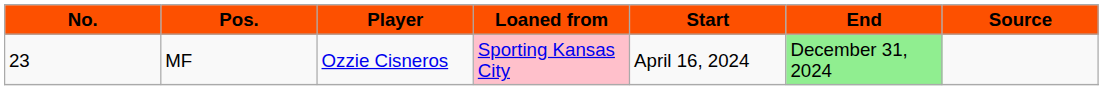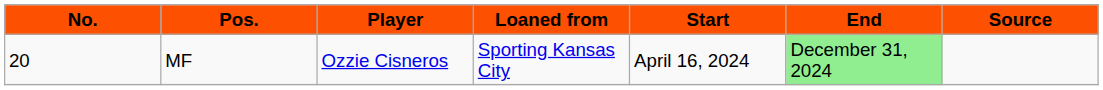(19, 60) 23 -> (19, 60) 20
(546, 60) pink background -> (546, 60) no background
